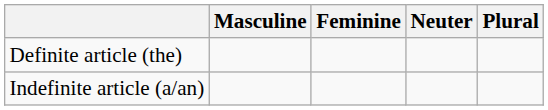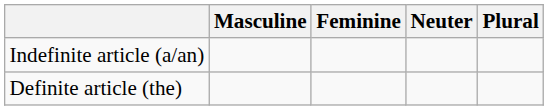rows swapped: (96, 54) <-> (107, 88)
